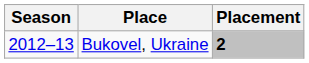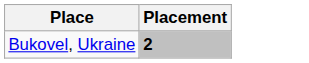- column: (41, 17)
